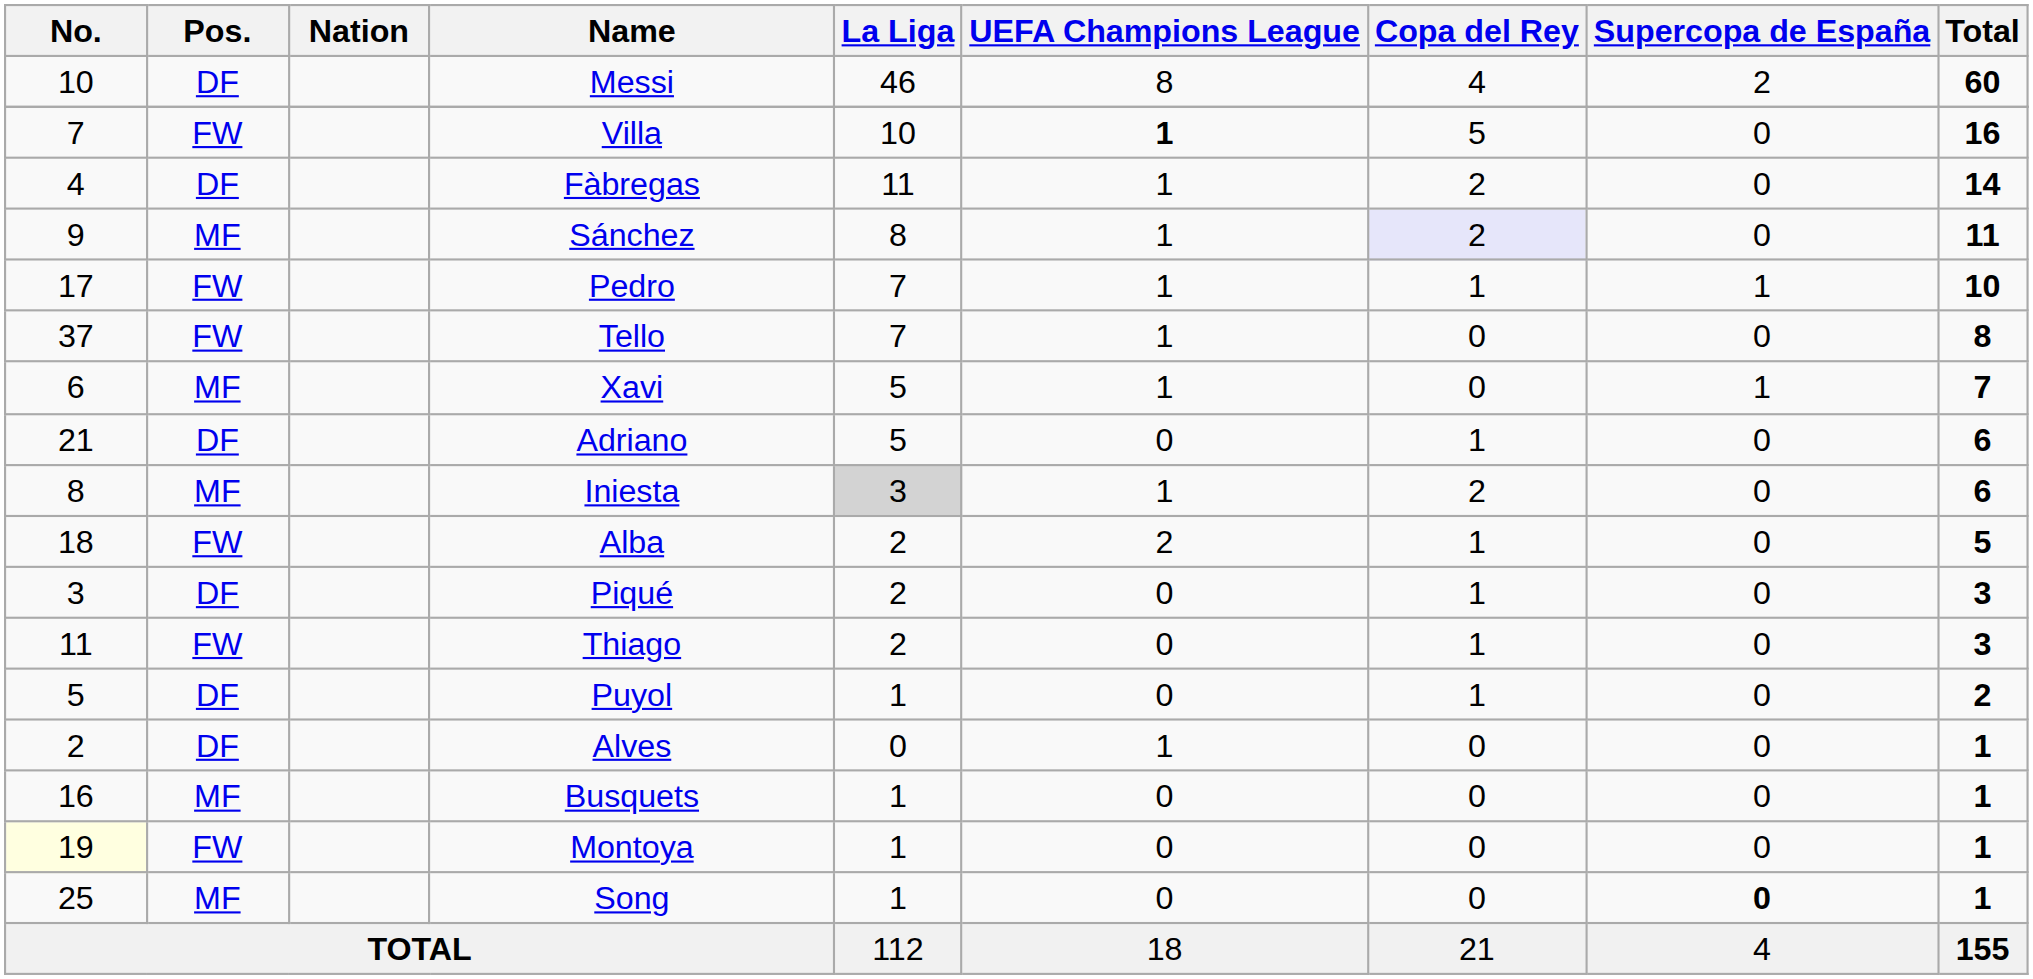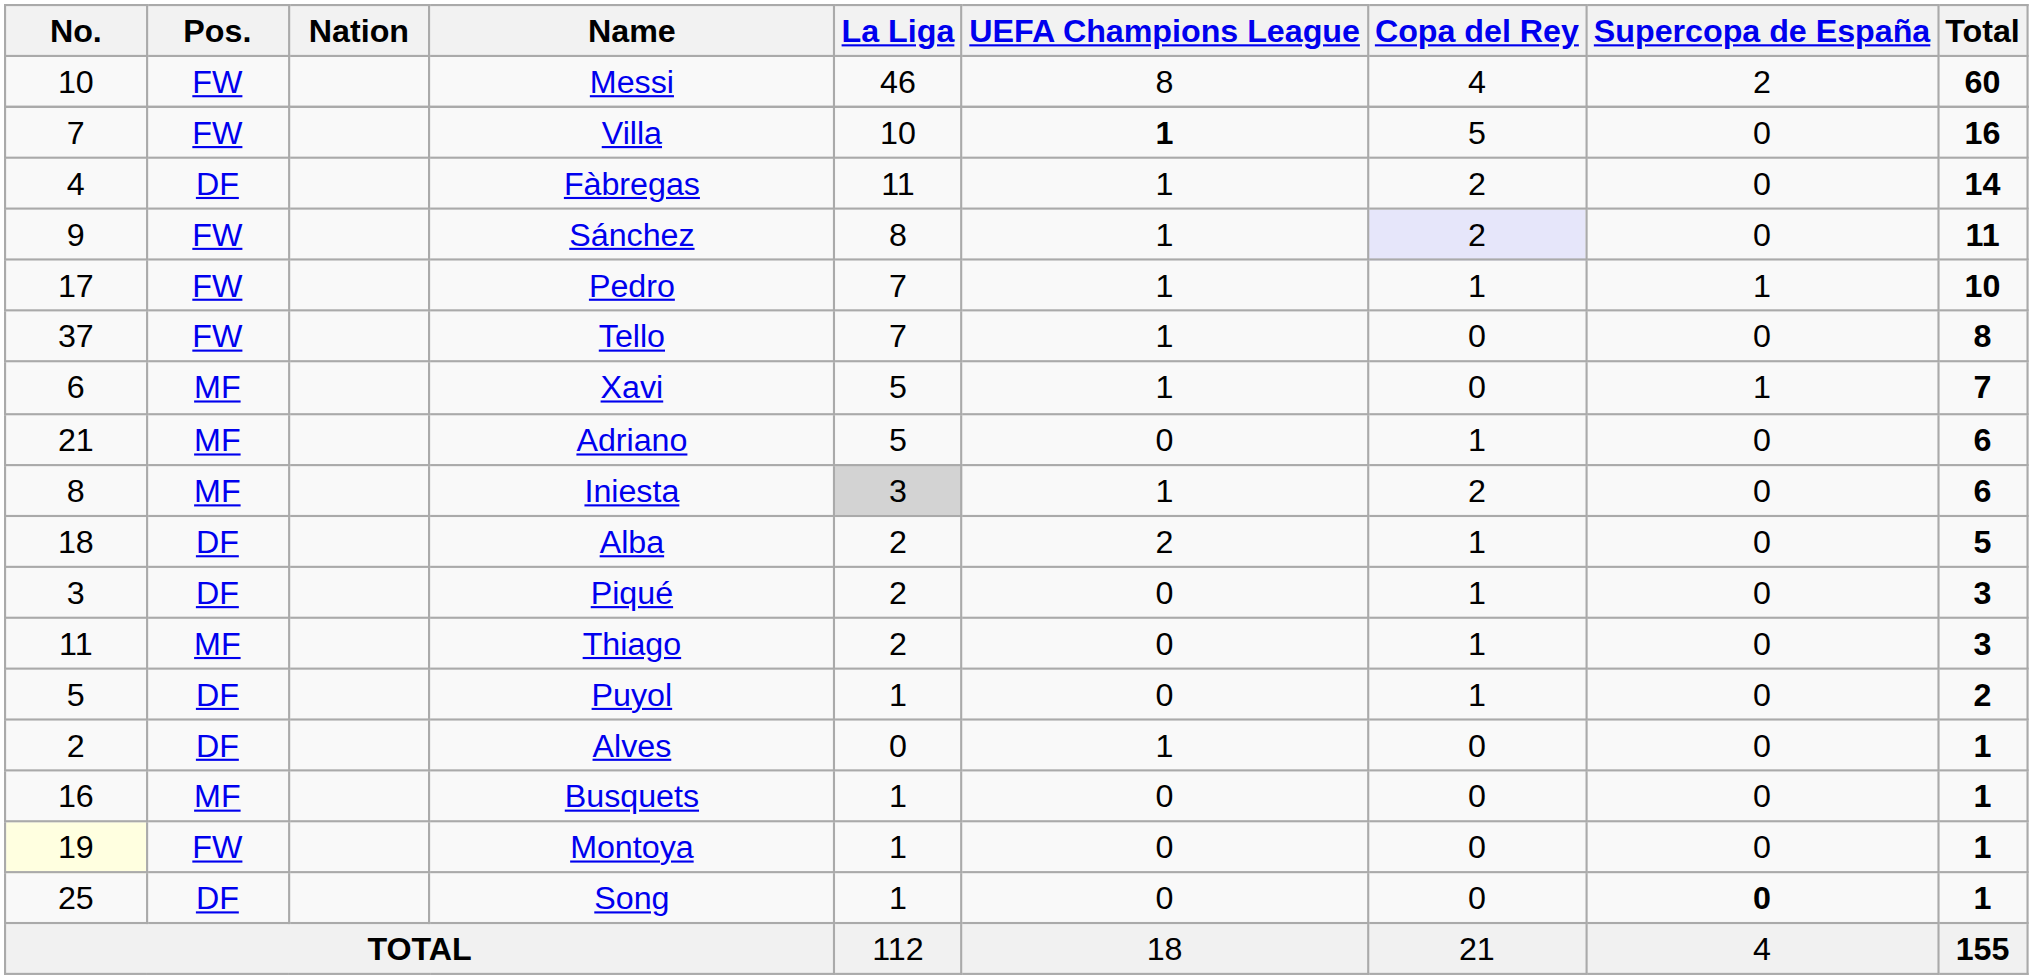(217, 82) DF -> (217, 82) FW
(217, 235) MF -> (217, 235) FW
(217, 439) DF -> (217, 439) MF
(217, 541) FW -> (217, 541) DF
(217, 643) FW -> (217, 643) MF
(217, 898) MF -> (217, 898) DF
